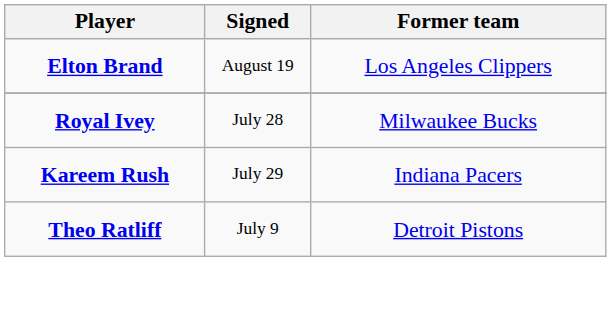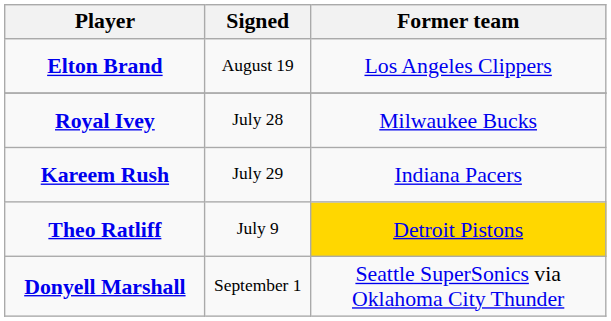(458, 229) no background -> (458, 229) gold background
+ row: (105, 286)
